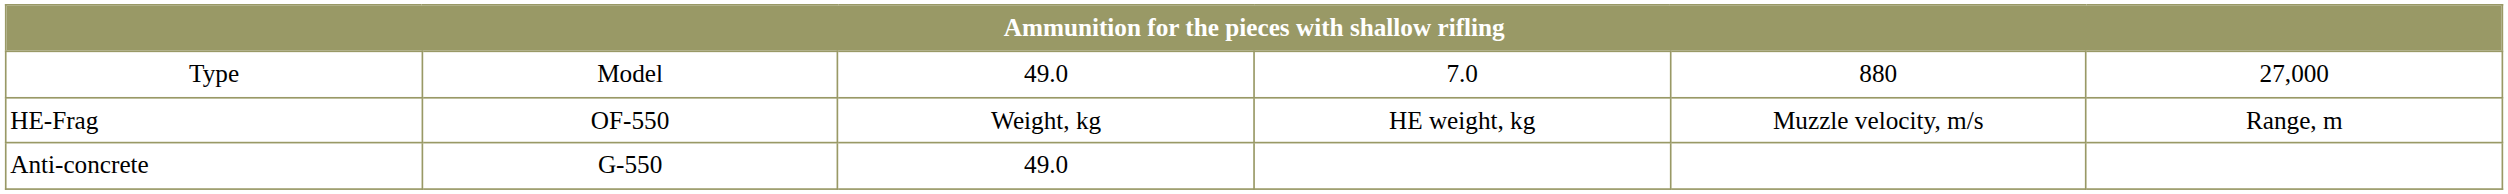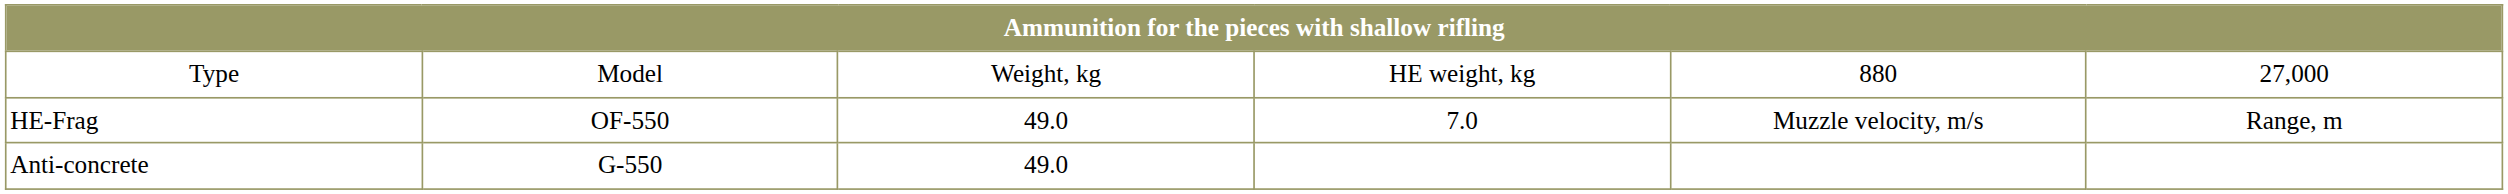(1046, 73) 49.0 -> (1046, 73) Weight, kg
(1462, 73) 7.0 -> (1462, 73) HE weight, kg
(1046, 119) Weight, kg -> (1046, 119) 49.0
(1462, 119) HE weight, kg -> (1462, 119) 7.0
